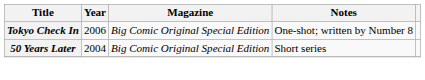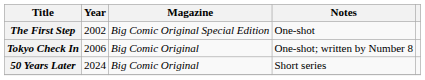+ row: (43, 30)
(190, 30) Big Comic Original Special Edition -> (155, 48) Big Comic Original
(95, 48) 2004 -> (95, 65) 2024
(190, 48) Big Comic Original Special Edition -> (155, 65) Big Comic Original
